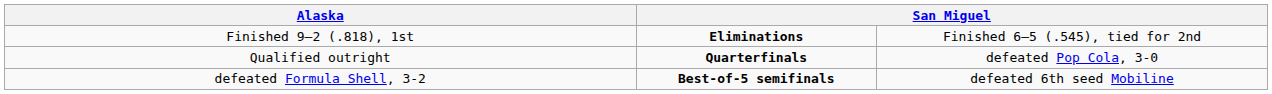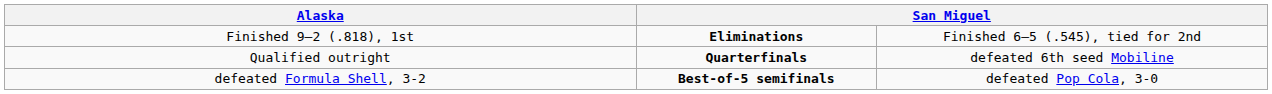(1072, 57) defeated Pop Cola, 3-0 -> (1072, 57) defeated 6th seed Mobiline
(1072, 79) defeated 6th seed Mobiline -> (1072, 79) defeated Pop Cola, 3-0
